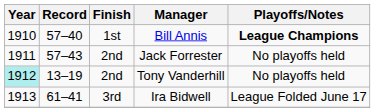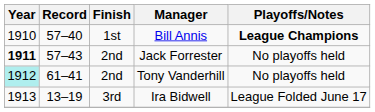(22, 55) normal -> (22, 55) bold
(65, 76) 13–19 -> (65, 76) 61–41
(65, 96) 61–41 -> (65, 96) 13–19
